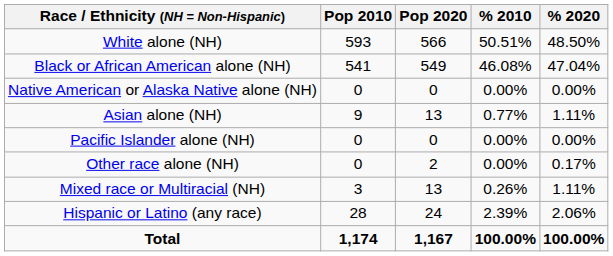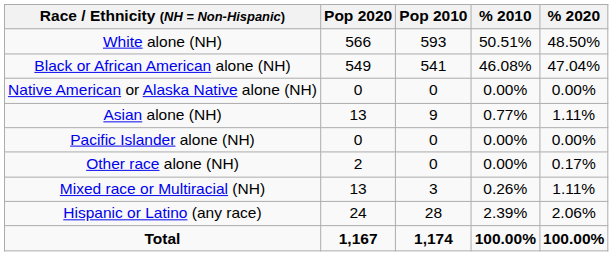columns swapped: (358, 16) <-> (433, 16)
